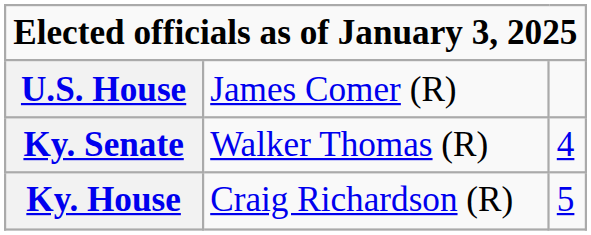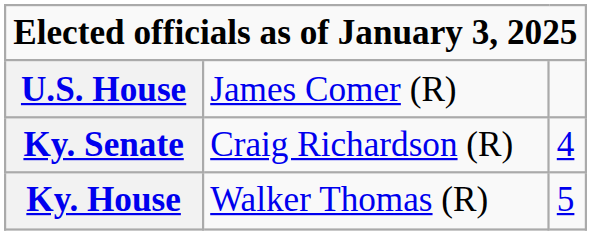(349, 144) Walker Thomas (R) -> (362, 144) Craig Richardson (R)
(362, 199) Craig Richardson (R) -> (349, 199) Walker Thomas (R)
